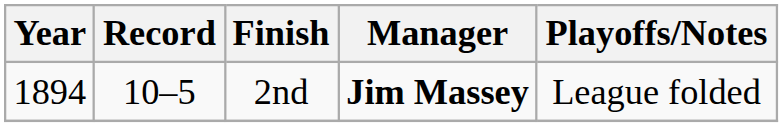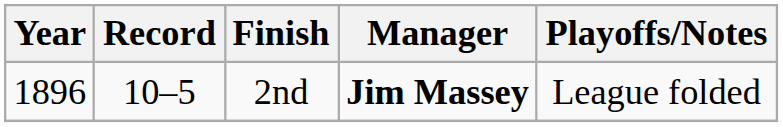(50, 90) 1894 -> (50, 90) 1896
